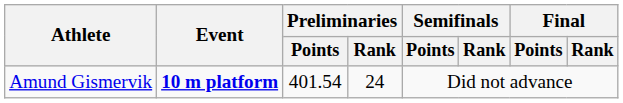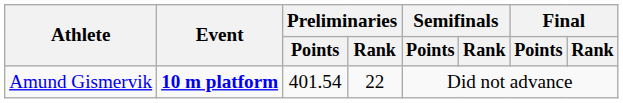(375, 82) 24 -> (375, 82) 22
